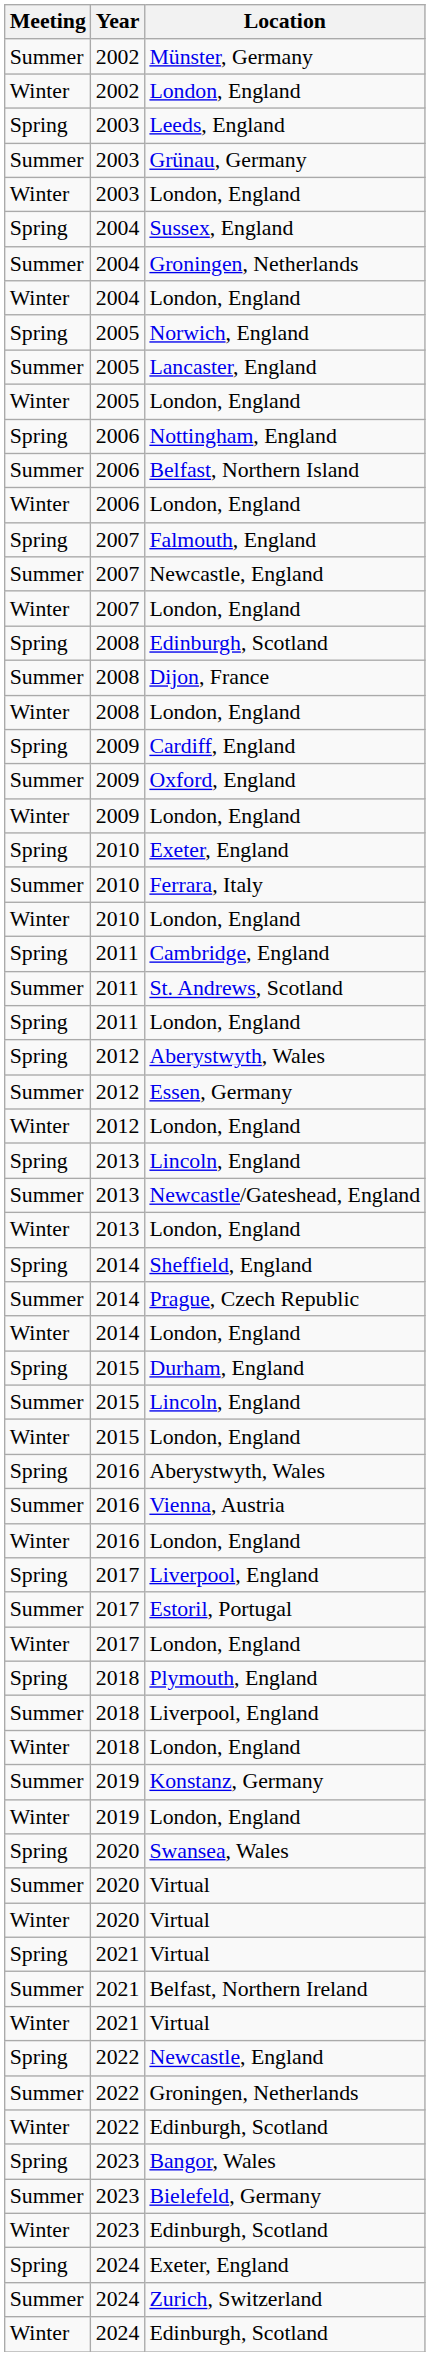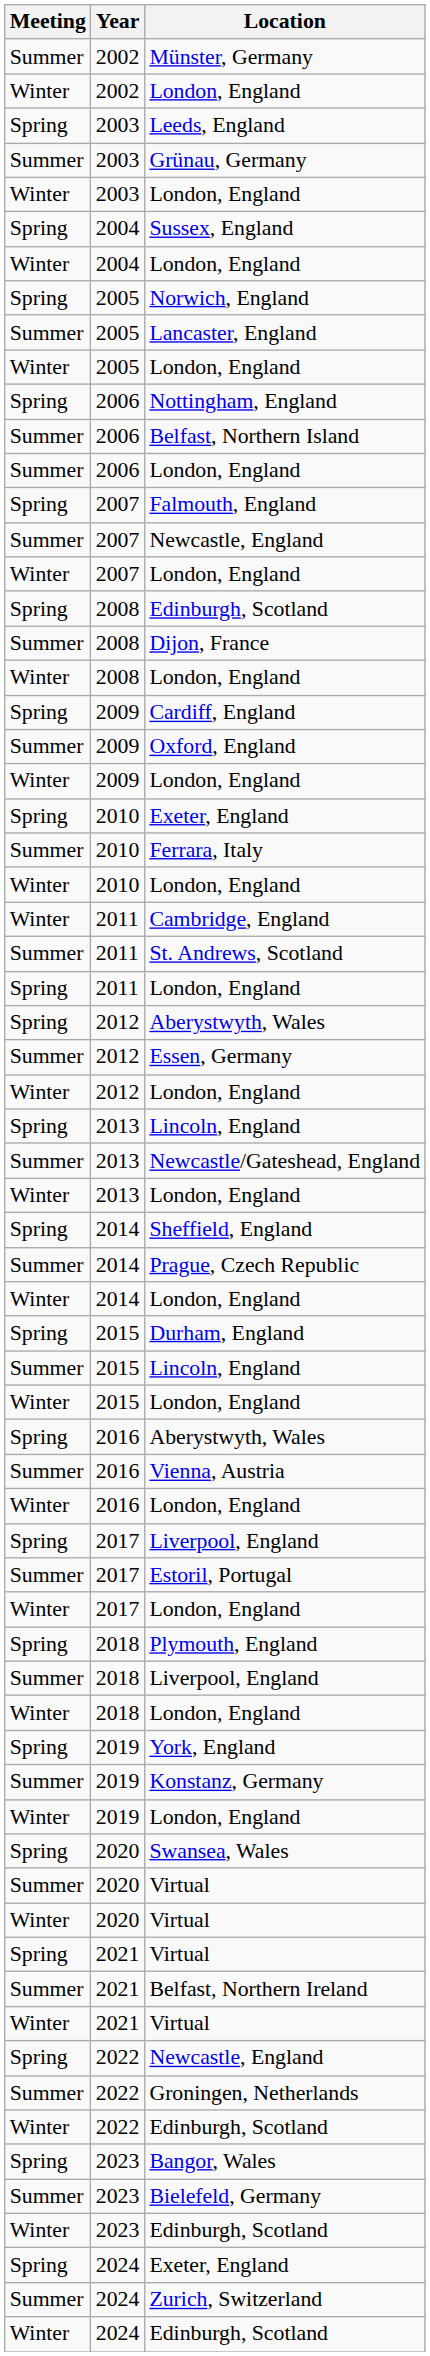- row: (118, 263)
(39, 504) Winter -> (47, 470) Summer
(39, 953) Spring -> (39, 919) Winter
+ row: (118, 1747)
